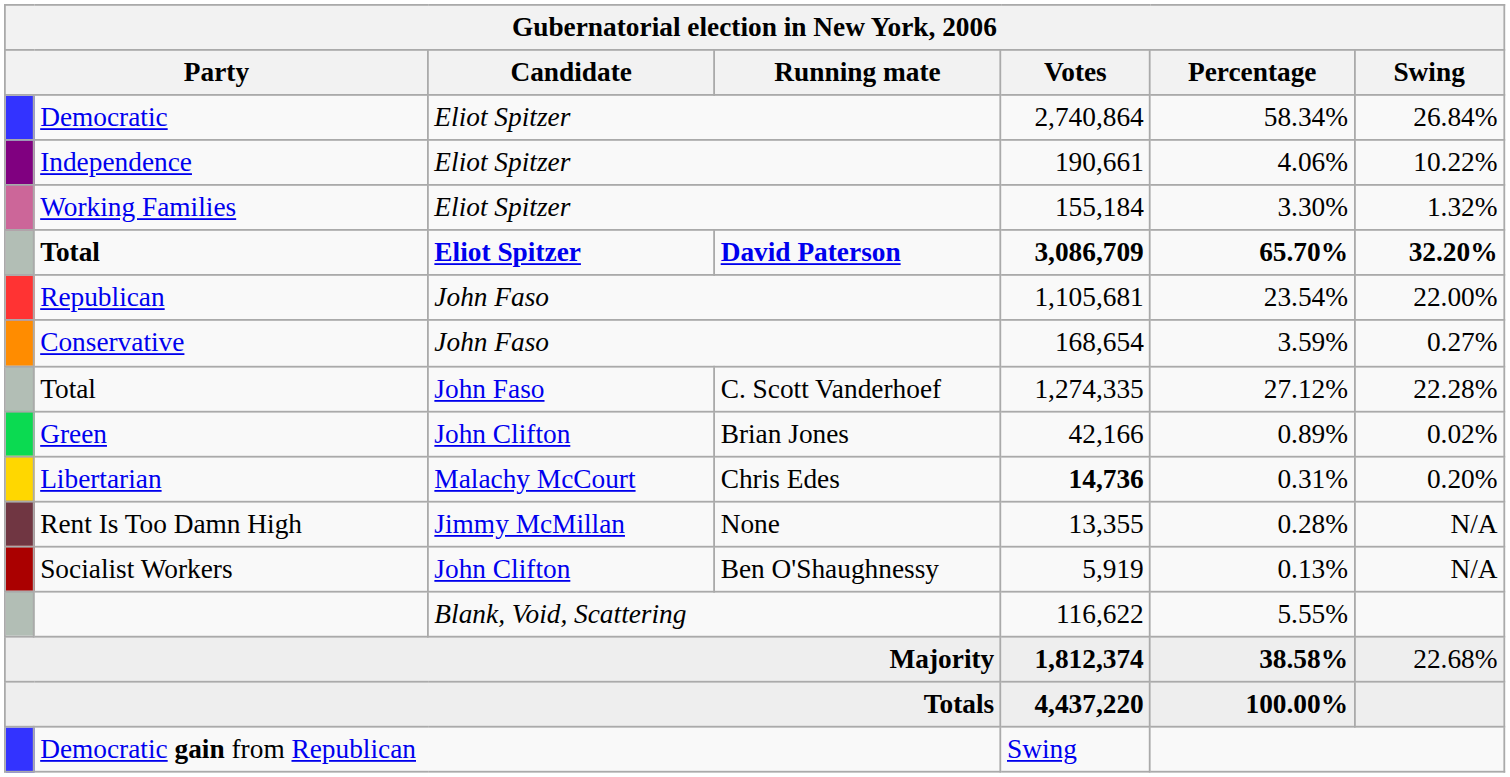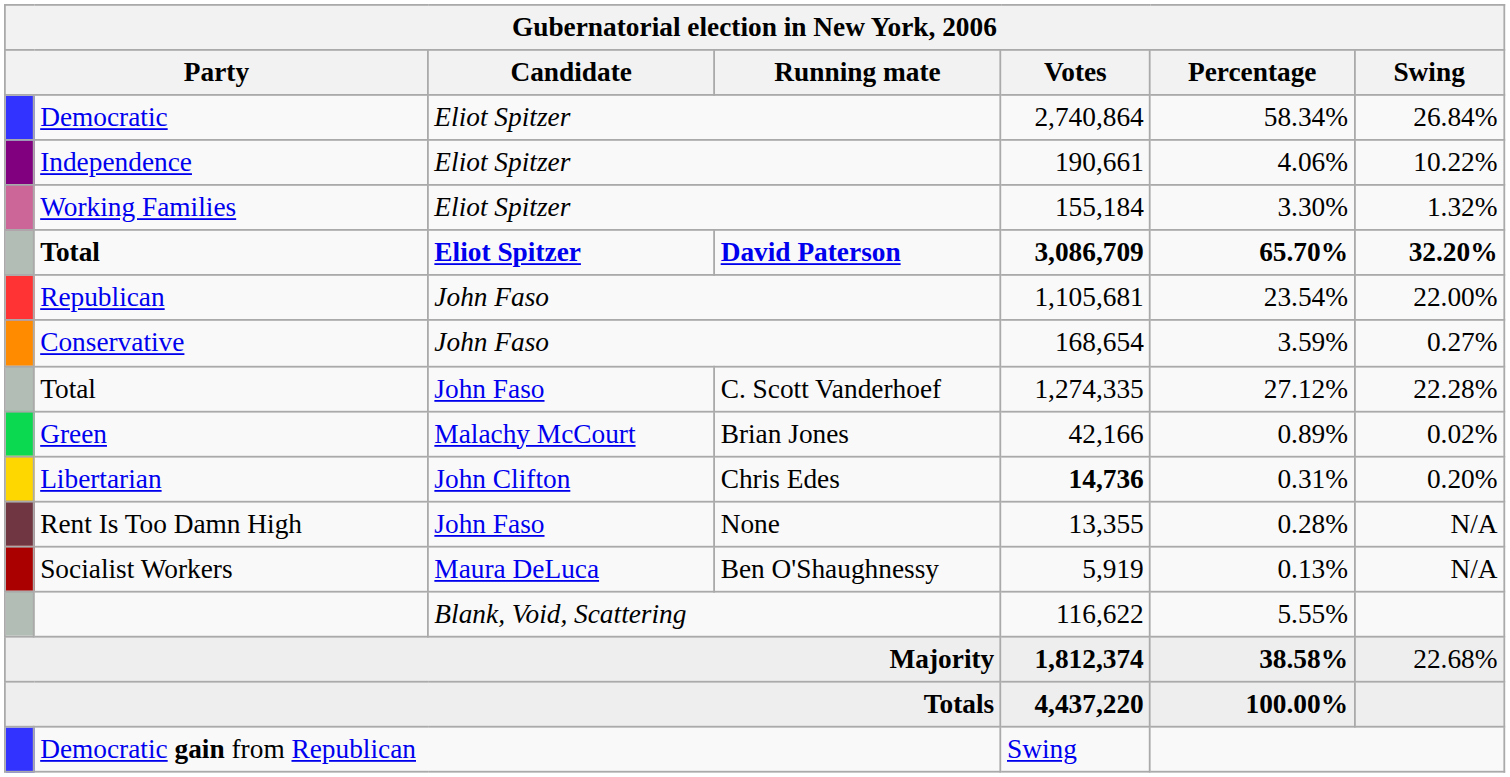(502, 433) John Clifton -> (535, 433) Malachy McCourt
(535, 478) Malachy McCourt -> (502, 478) John Clifton
(530, 523) Jimmy McMillan -> (489, 523) John Faso
(502, 568) John Clifton -> (517, 568) Maura DeLuca
